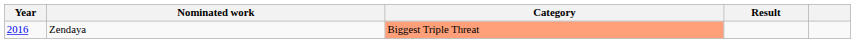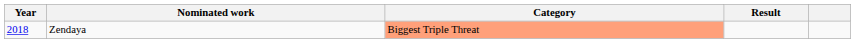(18, 30) 2016 -> (18, 30) 2018
